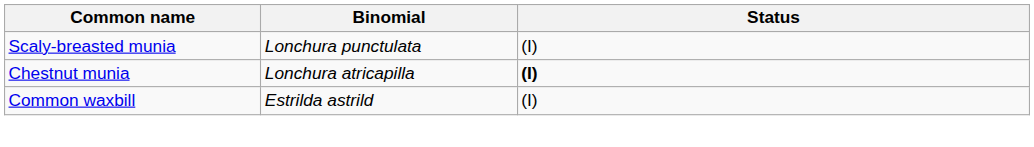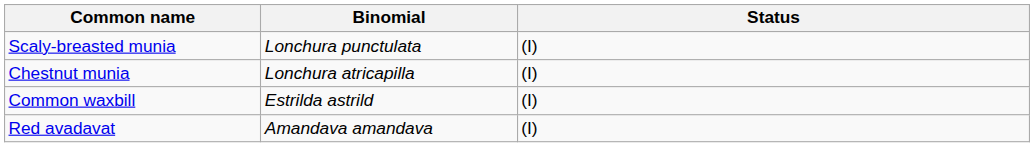(529, 73) bold -> (529, 73) normal
+ row: (62, 127)
